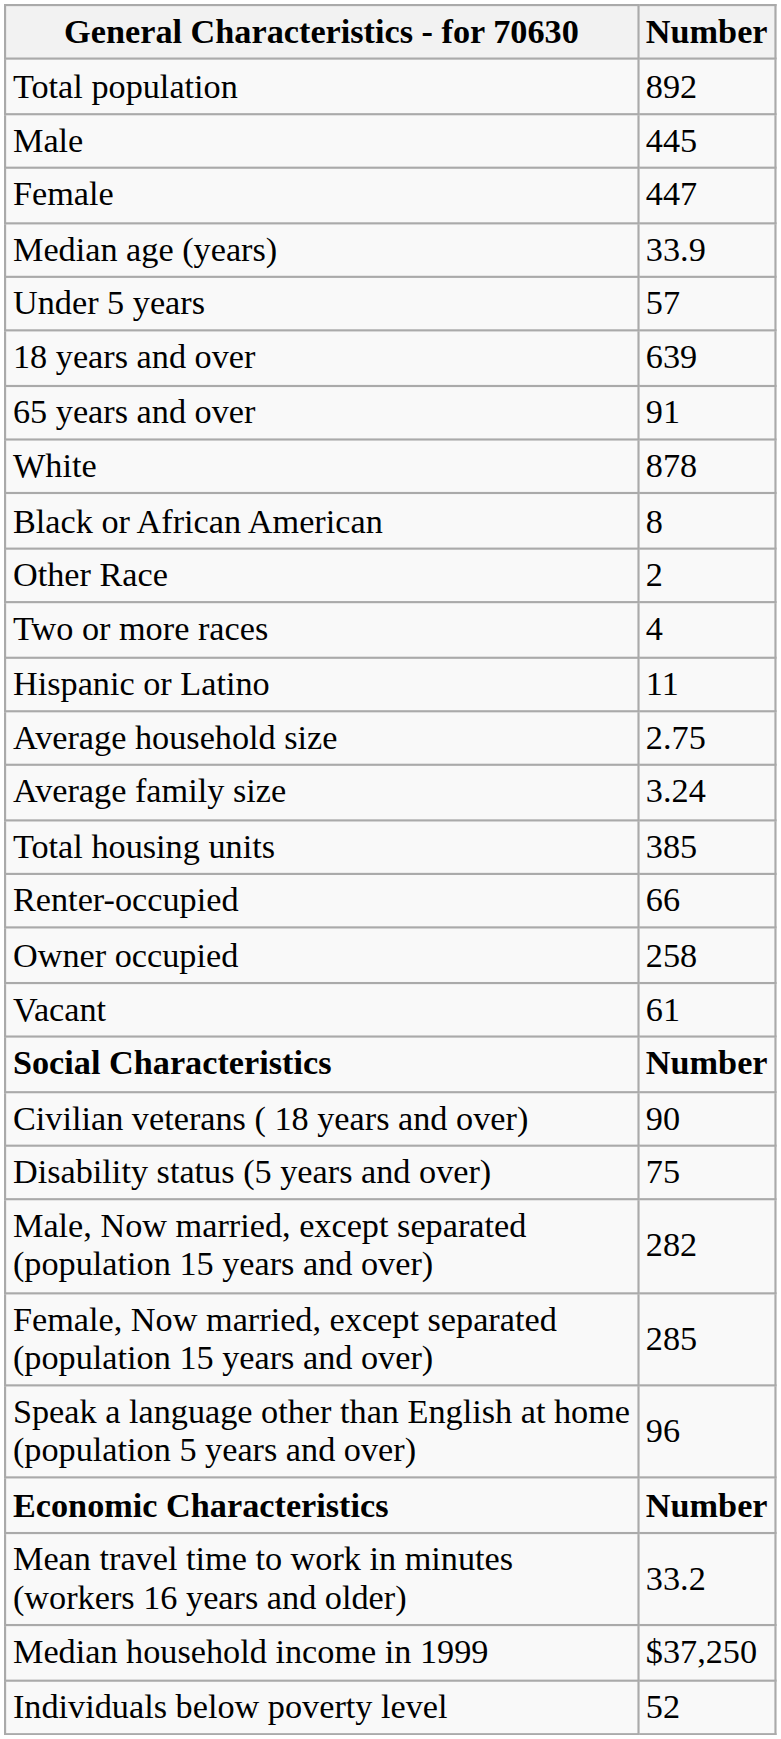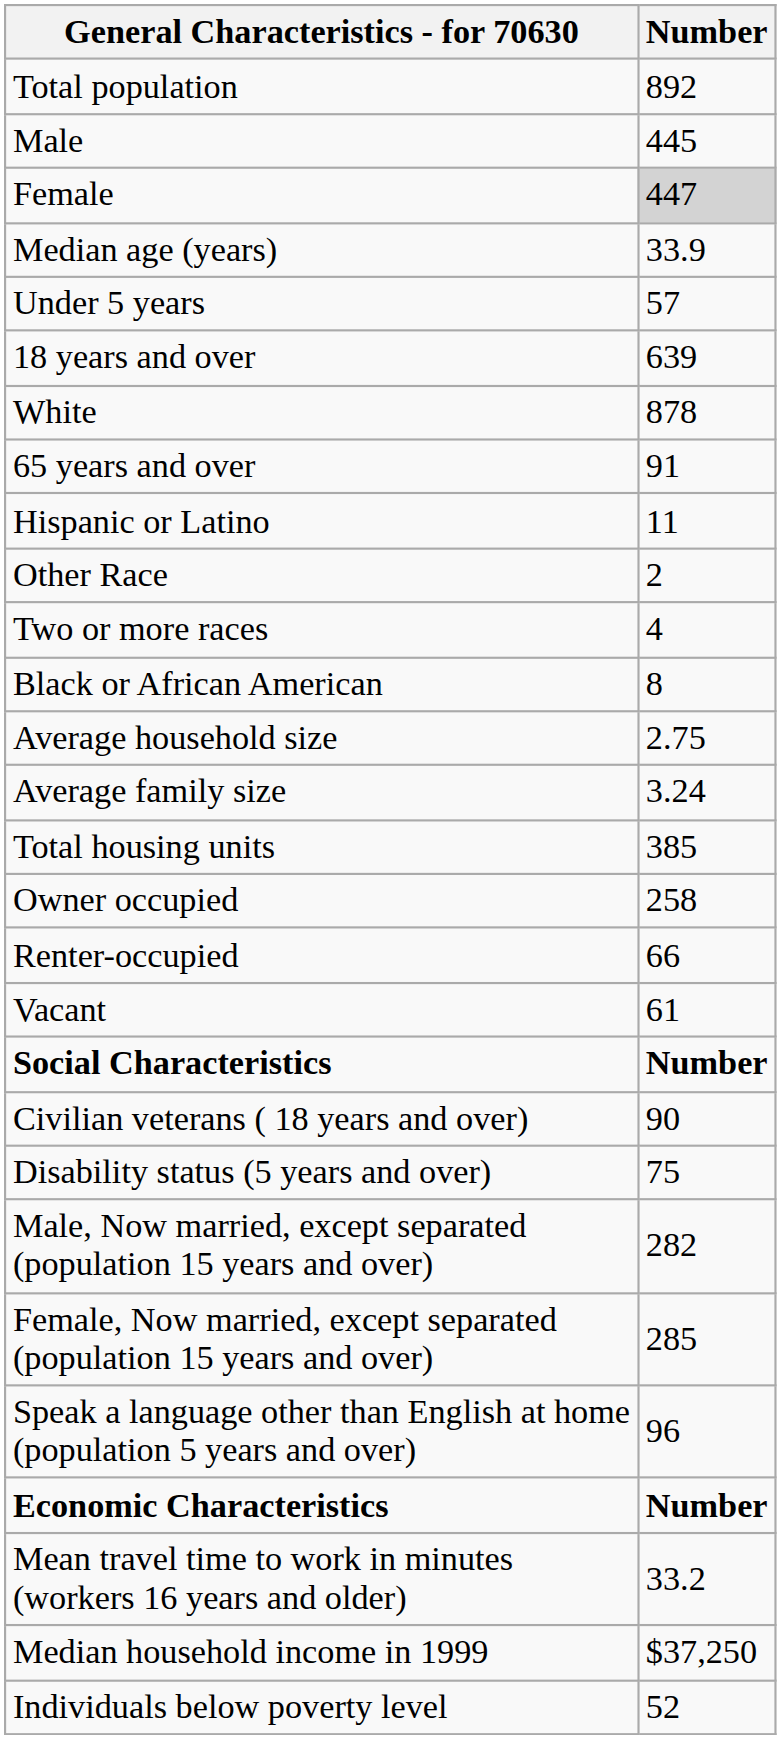(672, 194) no background -> (672, 194) lightgrey background
rows swapped: (134, 411) <-> (55, 466)
rows swapped: (198, 520) <-> (141, 683)
rows swapped: (126, 954) <-> (126, 900)
